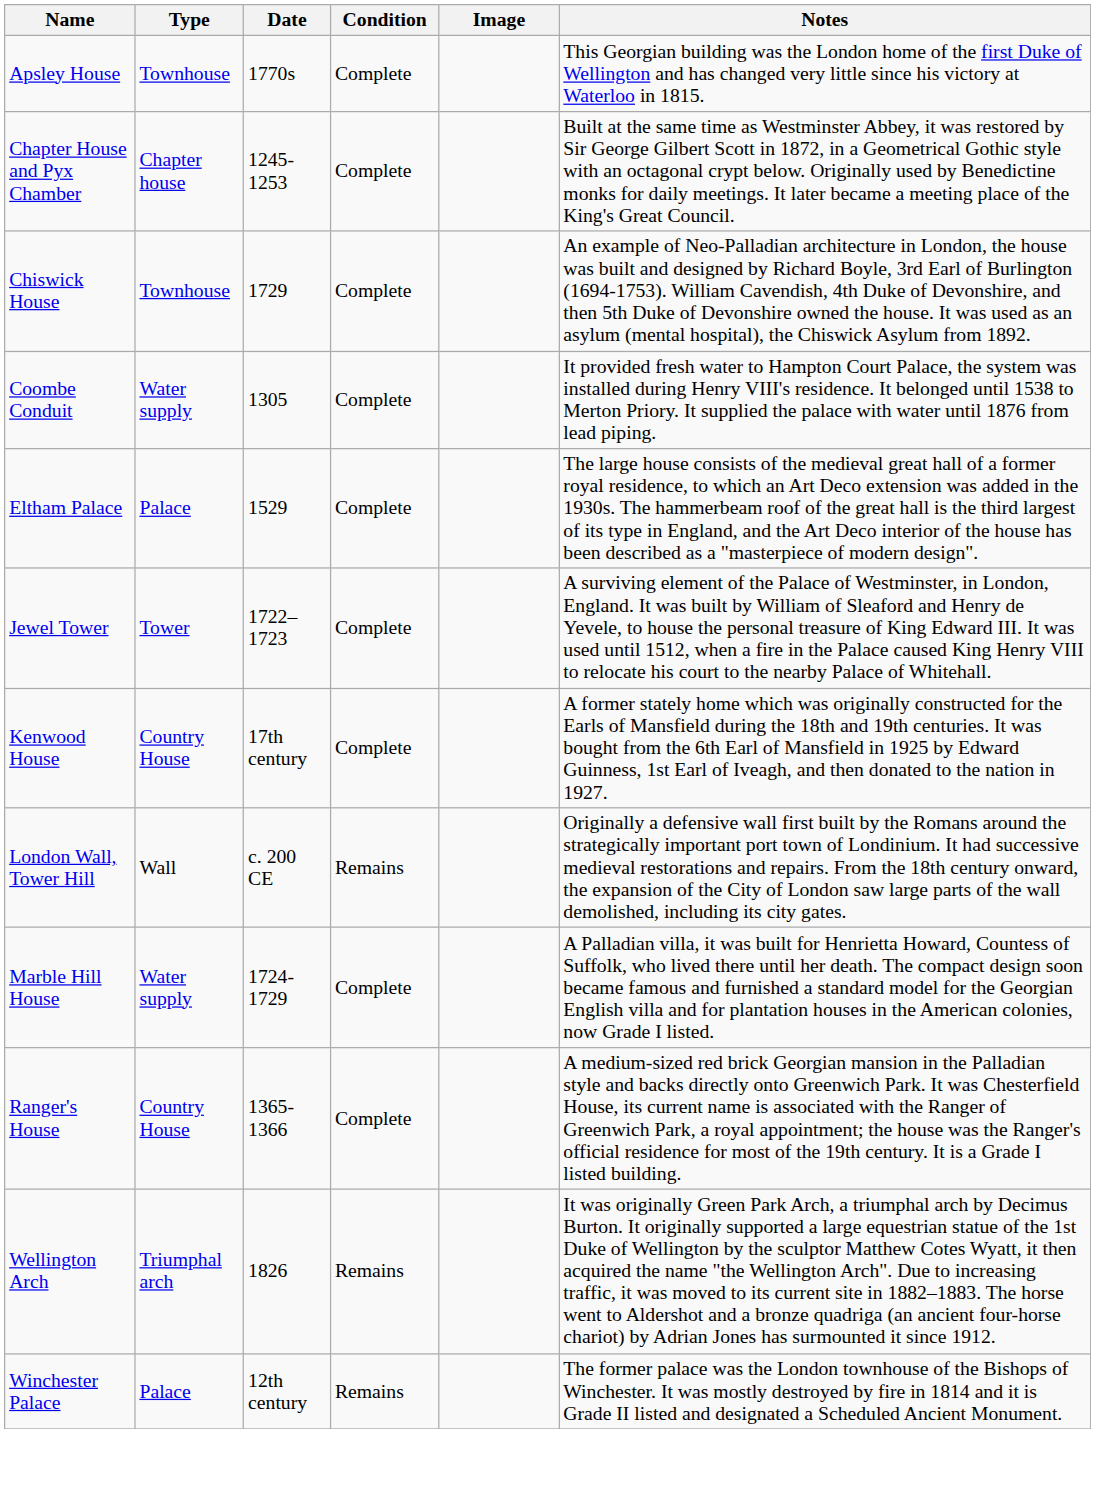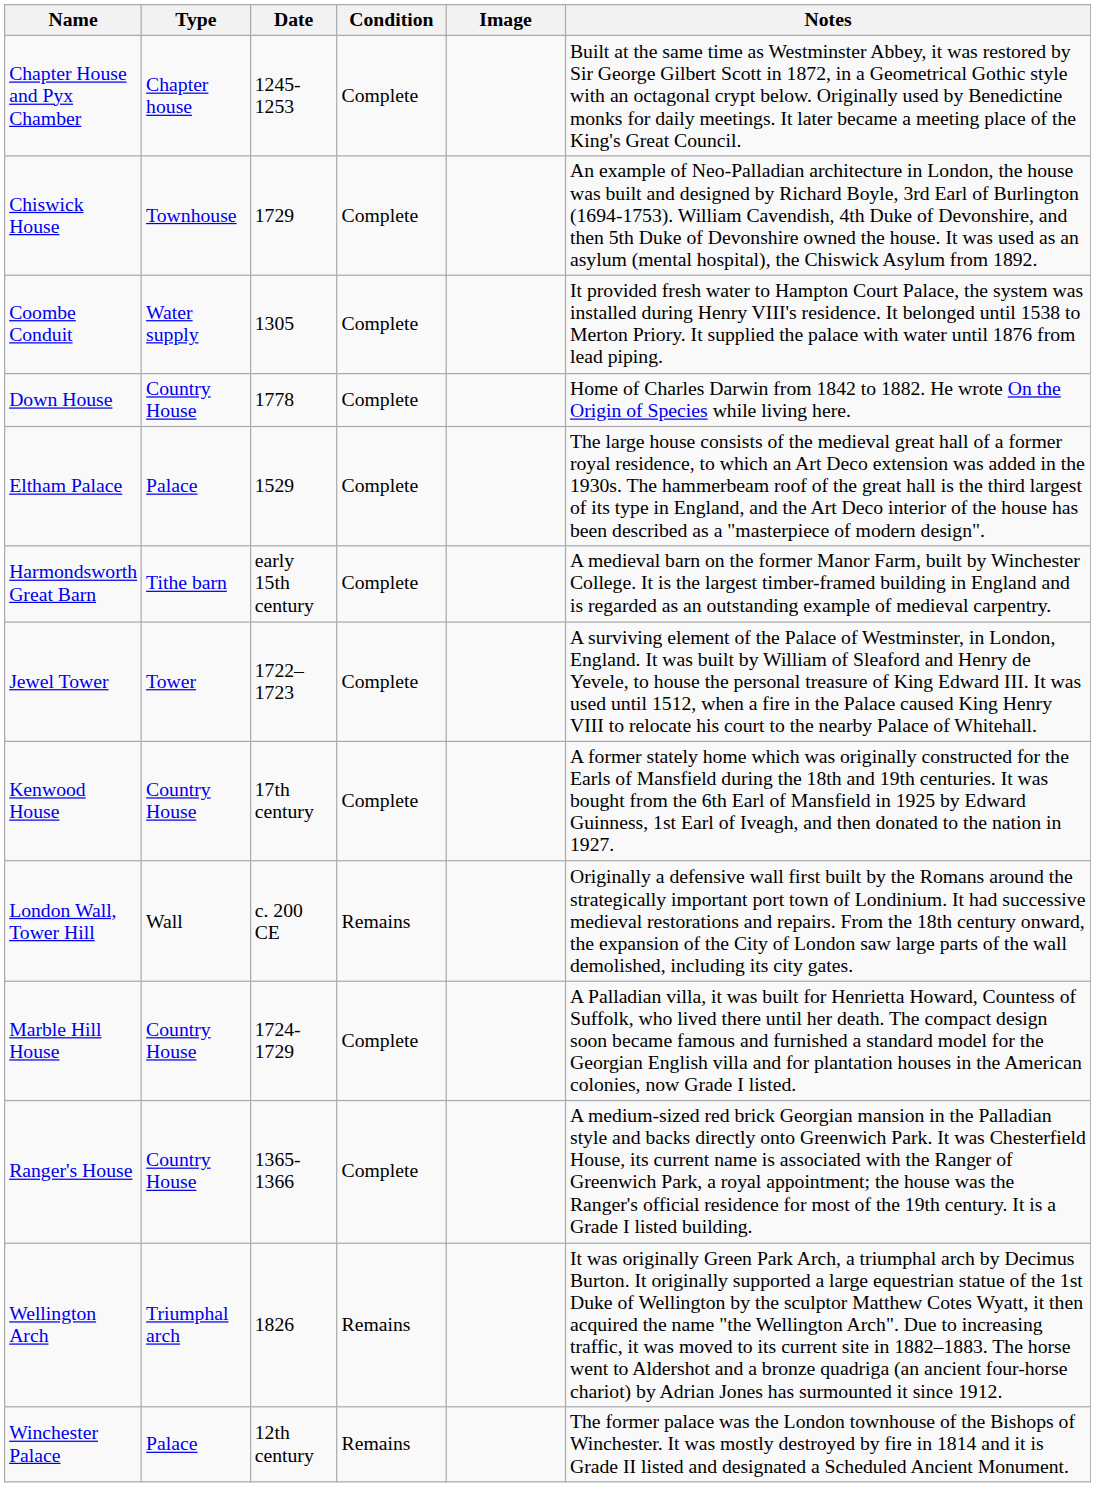- row: (65, 73)
+ row: (61, 399)
+ row: (73, 583)
(166, 987) Water supply -> (178, 1040) Country House
